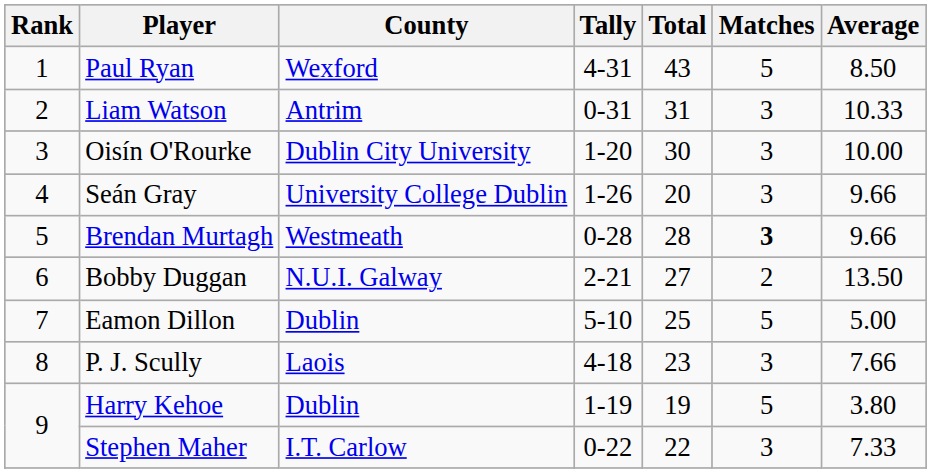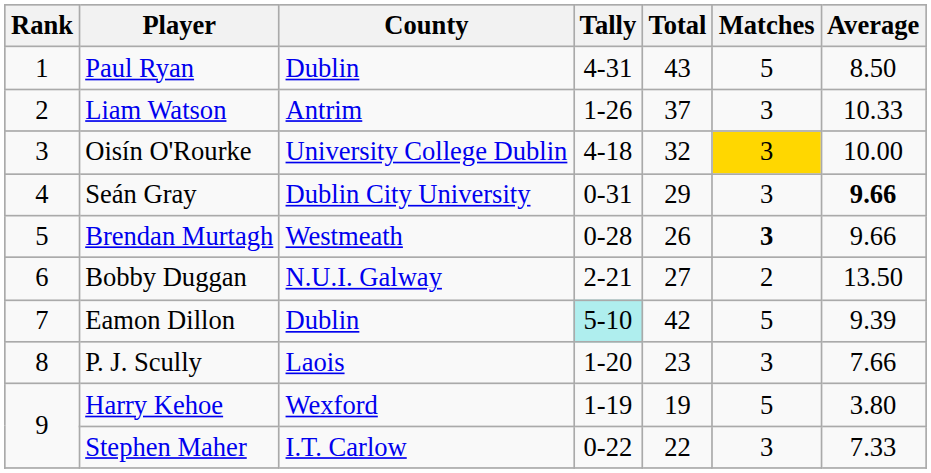(332, 67) Wexford -> (322, 67) Dublin
(608, 109) 0-31 -> (608, 109) 1-26
(677, 109) 31 -> (677, 109) 37
(408, 151) Dublin City University -> (426, 151) University College Dublin
(608, 151) 1-20 -> (608, 151) 4-18
(677, 151) 30 -> (677, 151) 32
(767, 151) no background -> (767, 151) gold background
(426, 194) University College Dublin -> (408, 194) Dublin City University
(608, 194) 1-26 -> (608, 194) 0-31
(677, 194) 20 -> (677, 194) 29
(873, 194) normal -> (873, 194) bold
(677, 236) 28 -> (677, 236) 26
(608, 320) no background -> (608, 320) paleturquoise background
(677, 320) 25 -> (677, 320) 42
(873, 320) 5.00 -> (873, 320) 9.39
(608, 362) 4-18 -> (608, 362) 1-20
(322, 404) Dublin -> (332, 404) Wexford
